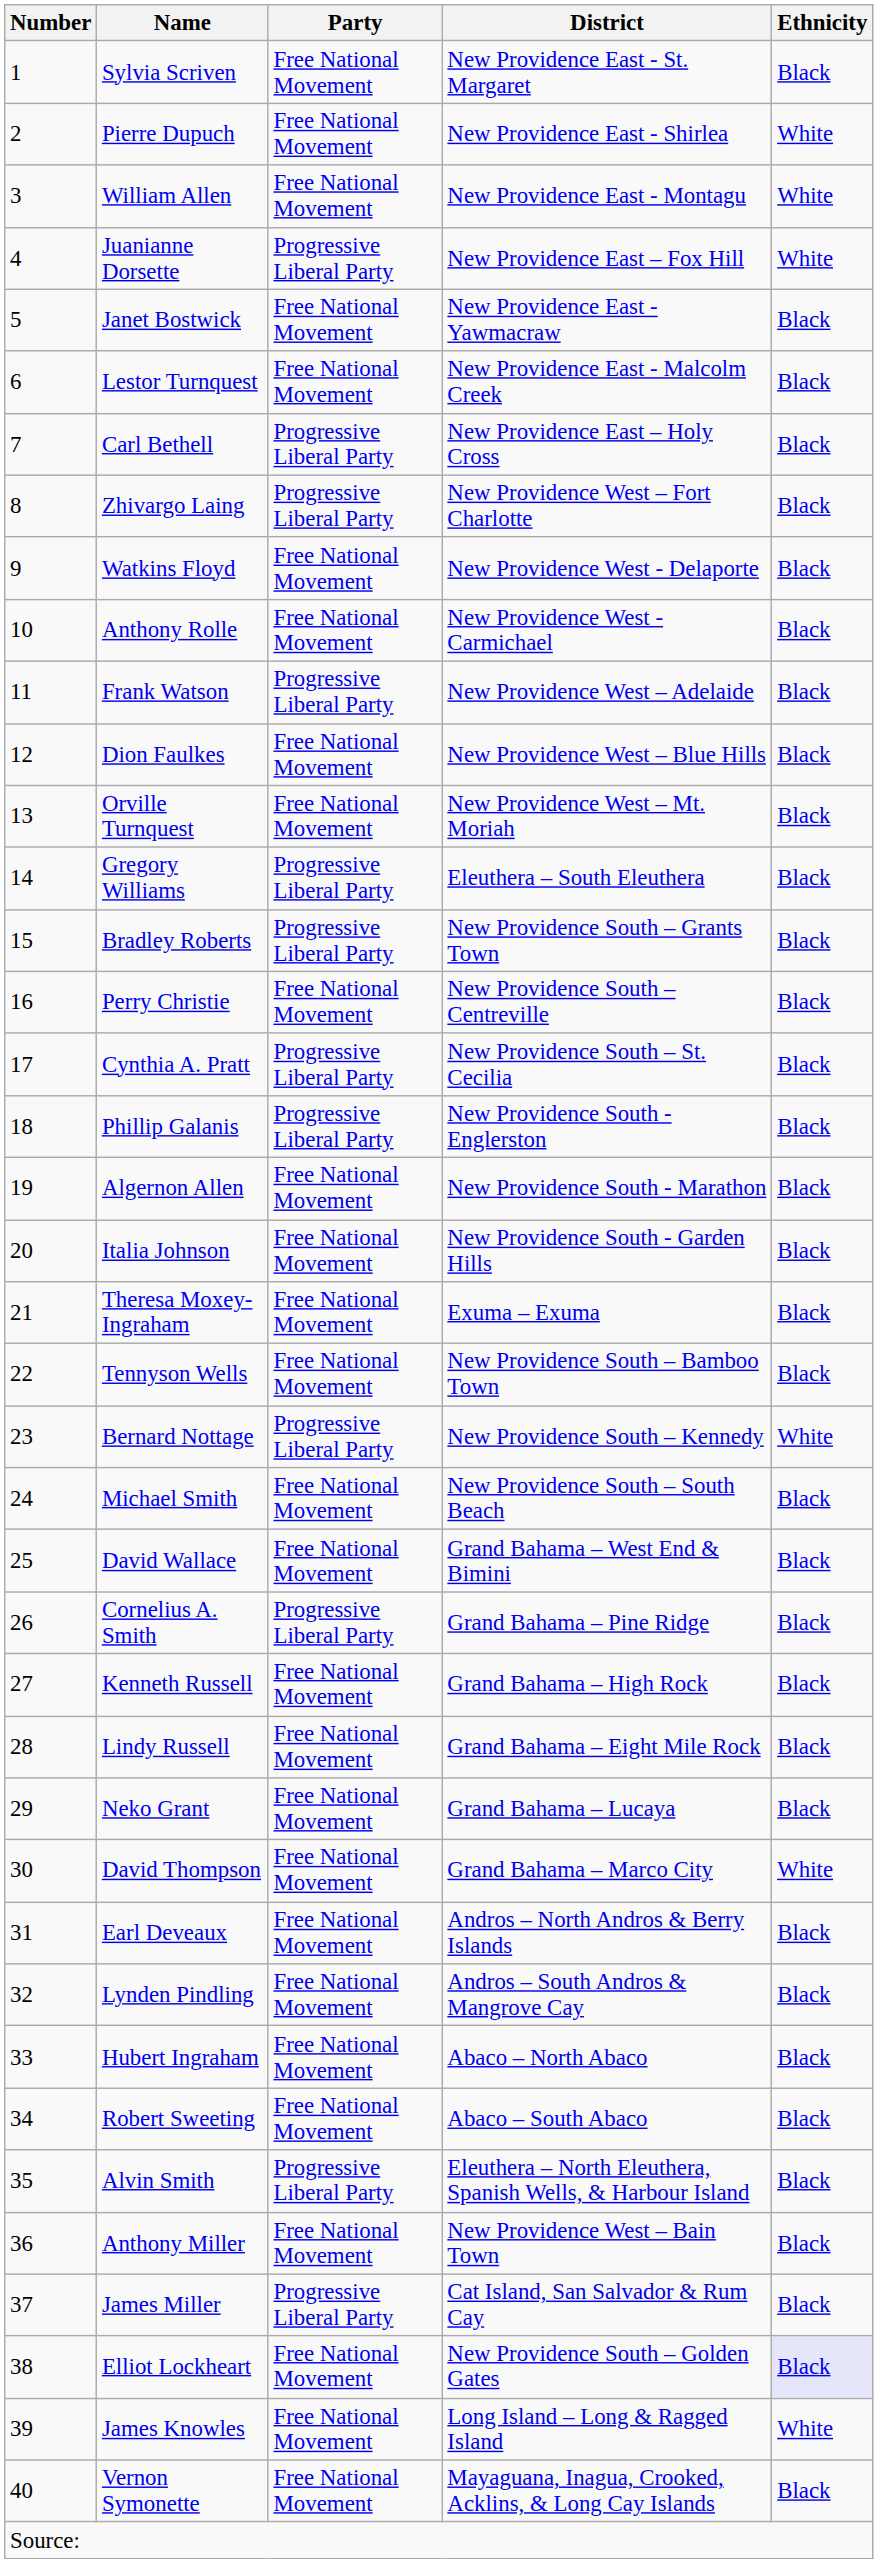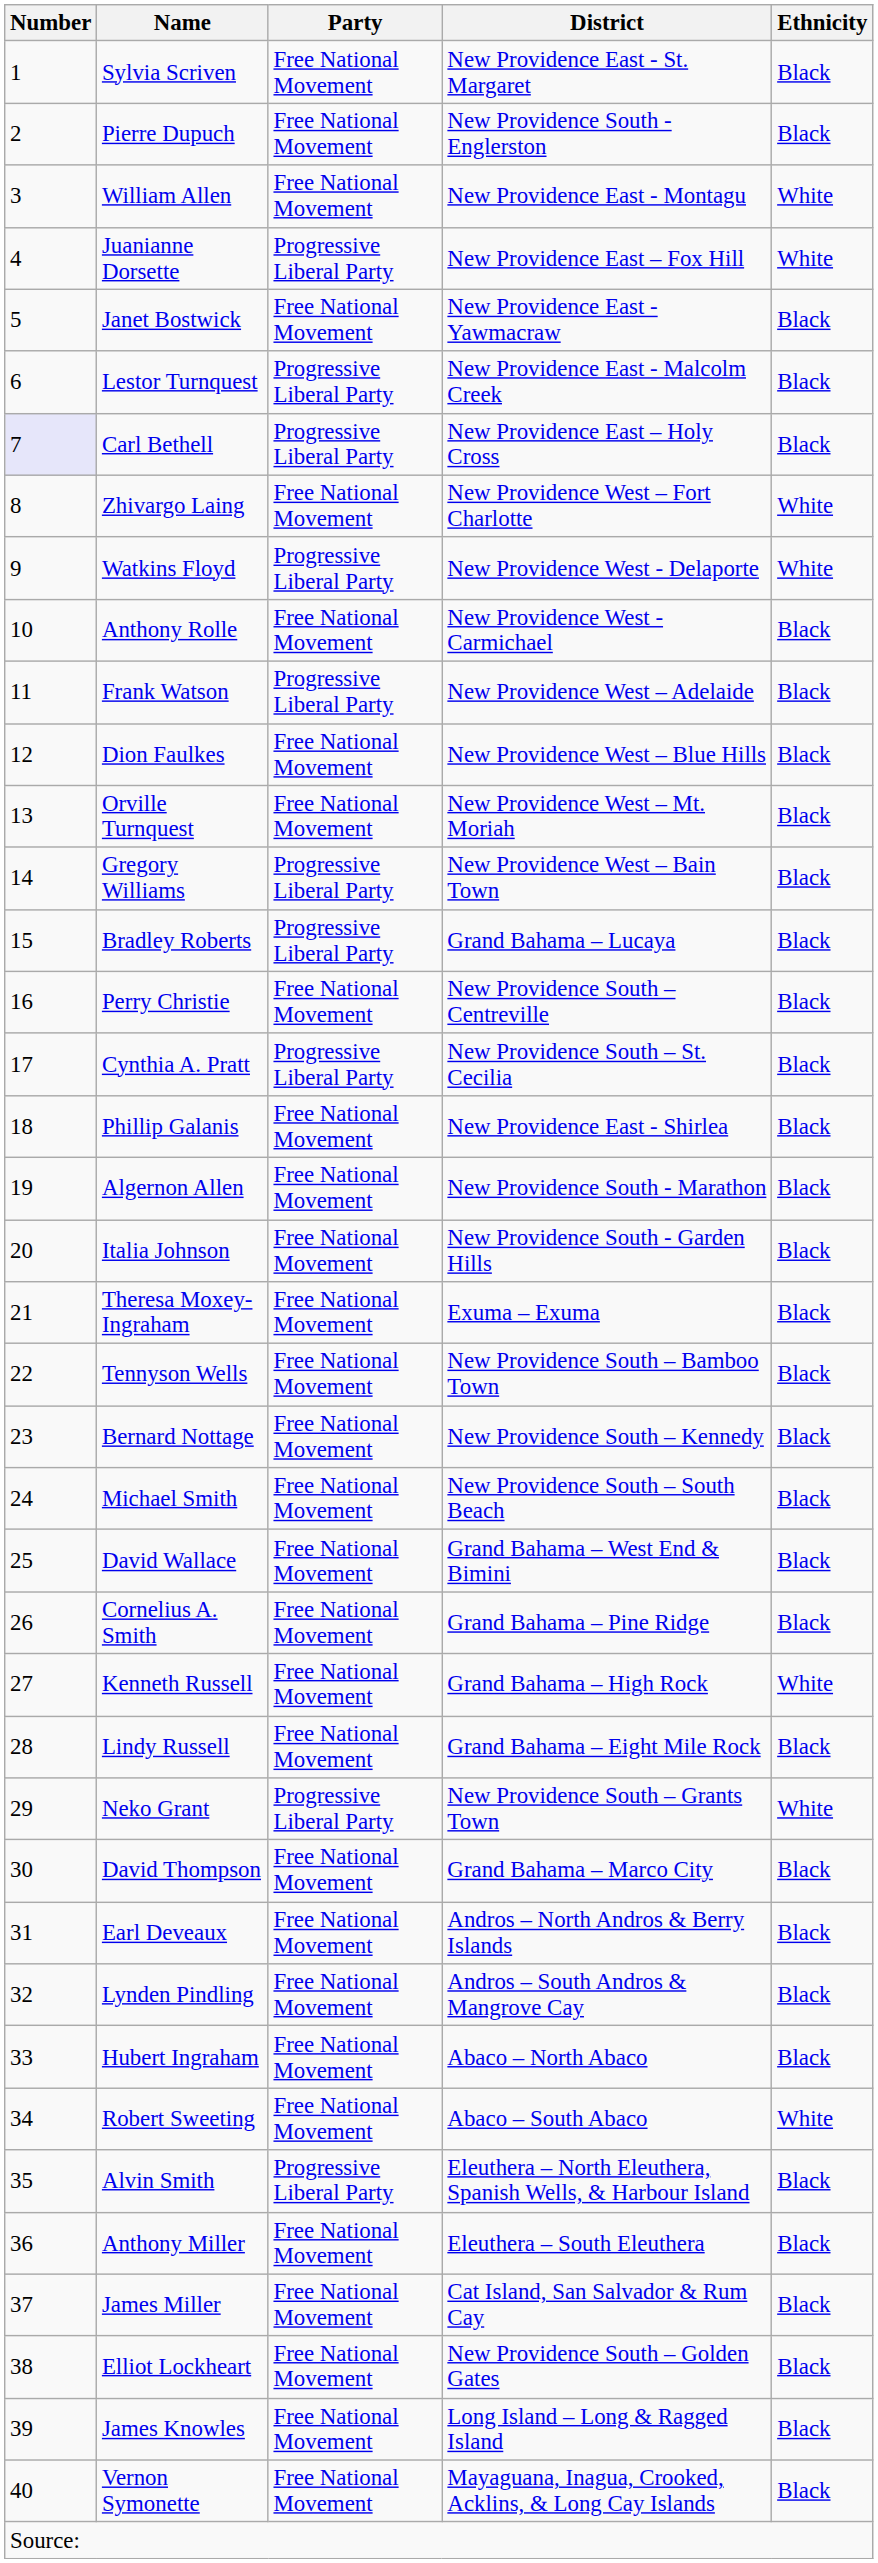(588, 133) New Providence East - Shirlea -> (560, 133) New Providence South - Englerston
(805, 133) White -> (804, 133) Black
(336, 381) Free National Movement -> (334, 381) Progressive Liberal Party
(16, 443) no background -> (16, 443) lavender background
(334, 505) Progressive Liberal Party -> (336, 505) Free National Movement
(804, 505) Black -> (805, 505) White
(336, 568) Free National Movement -> (334, 568) Progressive Liberal Party
(804, 568) Black -> (805, 568) White
(576, 878) Eleuthera – South Eleuthera -> (582, 878) New Providence West – Bain Town
(595, 940) New Providence South – Grants Town -> (561, 940) Grand Bahama – Lucaya
(334, 1126) Progressive Liberal Party -> (336, 1126) Free National Movement
(560, 1126) New Providence South - Englerston -> (588, 1126) New Providence East - Shirlea
(334, 1436) Progressive Liberal Party -> (336, 1436) Free National Movement
(805, 1436) White -> (804, 1436) Black
(334, 1622) Progressive Liberal Party -> (336, 1622) Free National Movement
(804, 1684) Black -> (805, 1684) White
(336, 1808) Free National Movement -> (334, 1808) Progressive Liberal Party
(561, 1808) Grand Bahama – Lucaya -> (595, 1808) New Providence South – Grants Town
(804, 1808) Black -> (805, 1808) White
(805, 1870) White -> (804, 1870) Black
(804, 2118) Black -> (805, 2118) White
(582, 2242) New Providence West – Bain Town -> (576, 2242) Eleuthera – South Eleuthera
(334, 2304) Progressive Liberal Party -> (336, 2304) Free National Movement
(804, 2366) lavender background -> (804, 2366) no background
(805, 2428) White -> (804, 2428) Black
